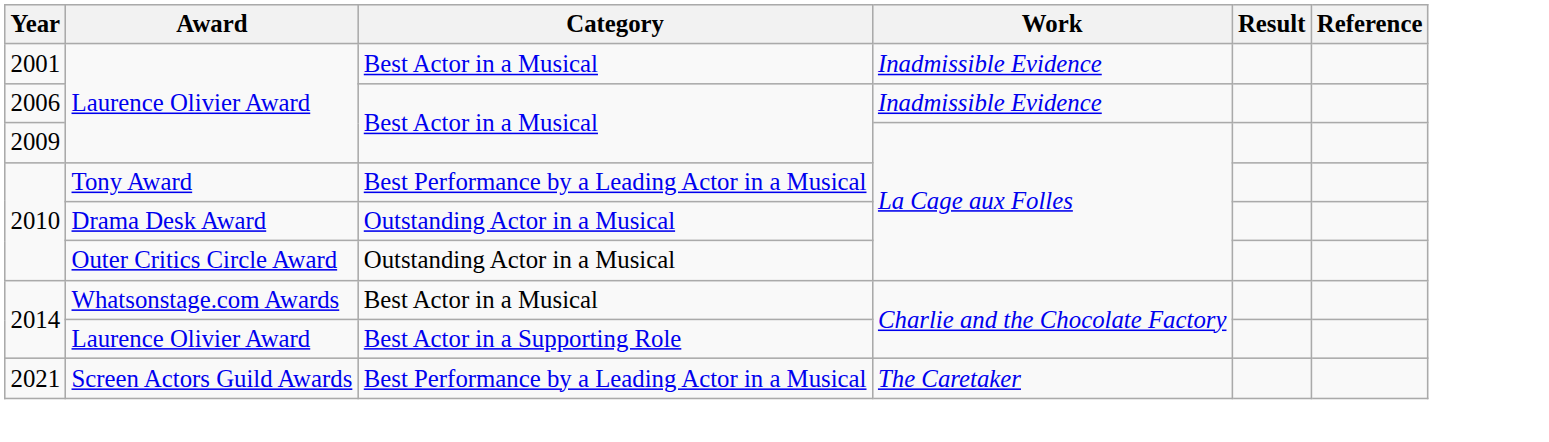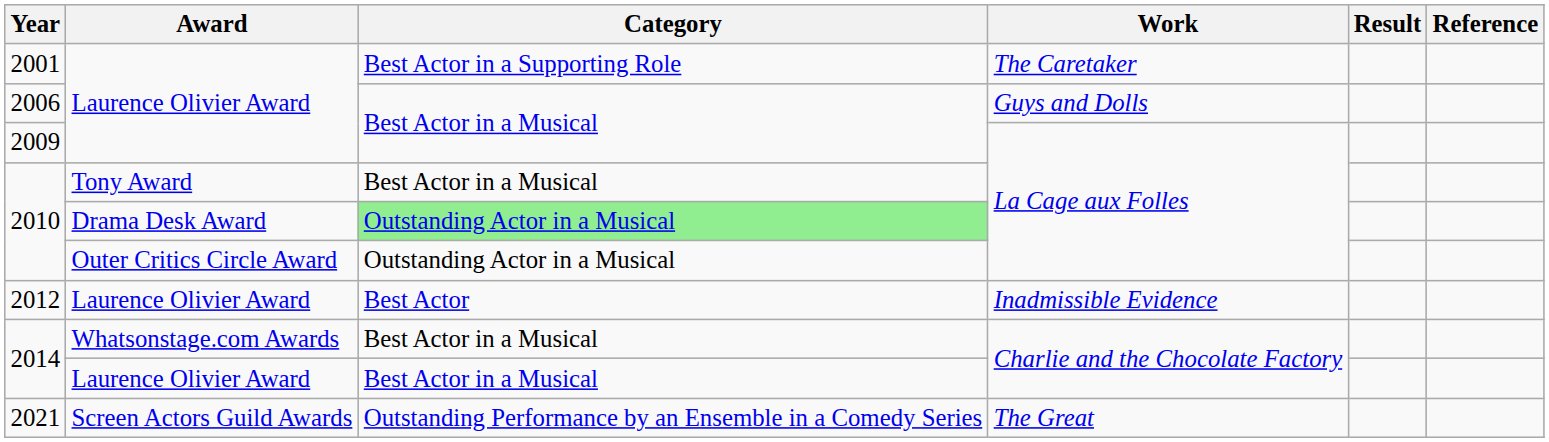(481, 63) Best Actor in a Musical -> (523, 63) Best Actor in a Supporting Role
(990, 63) Inadmissible Evidence -> (1065, 63) The Caretaker
(990, 102) Inadmissible Evidence -> (1071, 102) Guys and Dolls
(615, 181) Best Performance by a Leading Actor in a Musical -> (481, 181) Best Actor in a Musical
(519, 220) no background -> (519, 220) lightgreen background
+ row: (35, 299)
(523, 338) Best Actor in a Supporting Role -> (481, 378) Best Actor in a Musical
(615, 378) Best Performance by a Leading Actor in a Musical -> (673, 417) Outstanding Performance by an Ensemble in a Comedy Series
(949, 378) The Caretaker -> (1044, 417) The Great
